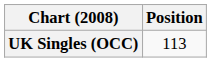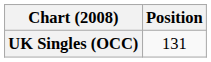(174, 43) 113 -> (174, 43) 131
